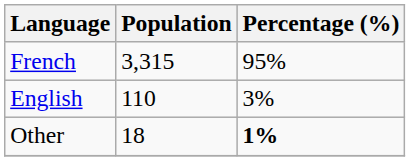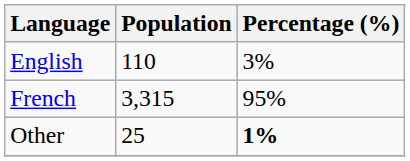rows swapped: (43, 60) <-> (46, 98)
(133, 135) 18 -> (133, 135) 25
